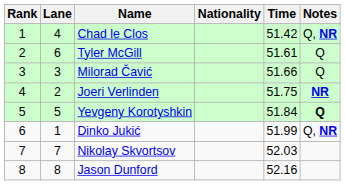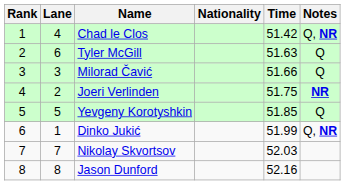(282, 53) 51.61 -> (282, 53) 51.63
(282, 111) 51.84 -> (282, 111) 51.85
(320, 111) bold -> (320, 111) normal
